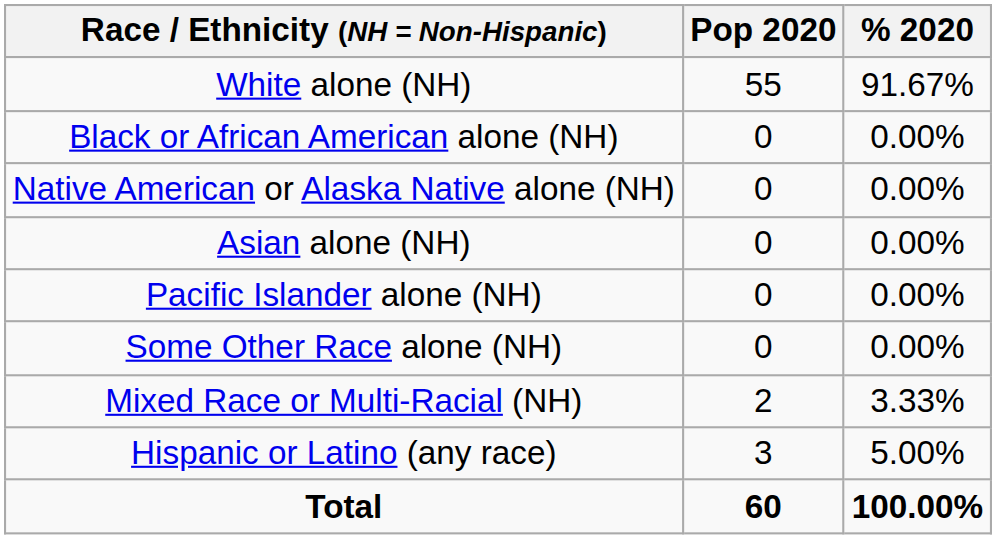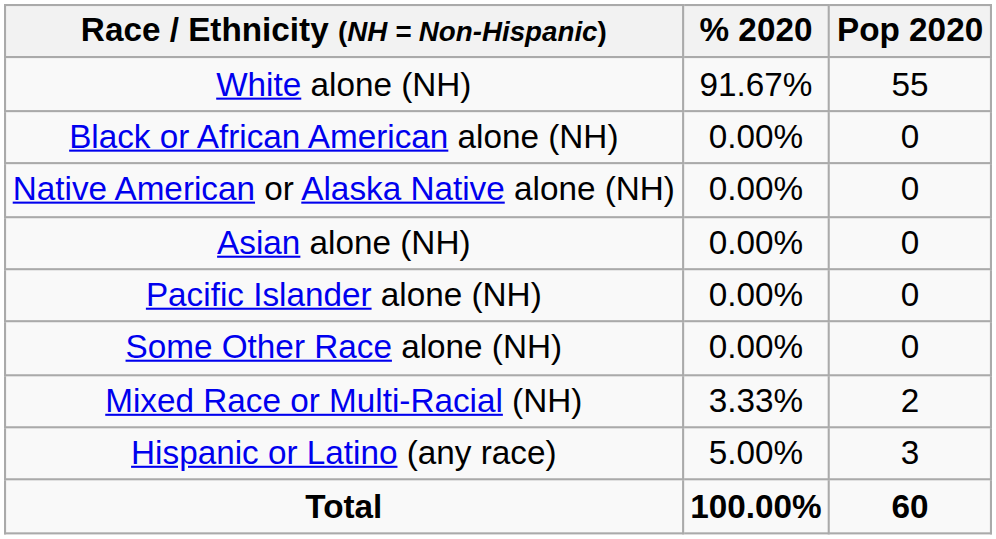columns swapped: (763, 30) <-> (917, 30)
